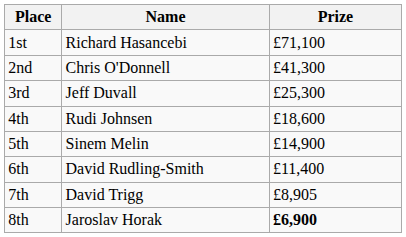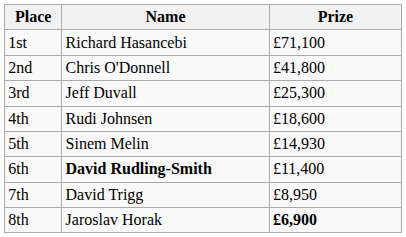(299, 67) £41,300 -> (299, 67) £41,800
(299, 144) £14,900 -> (299, 144) £14,930
(135, 169) normal -> (139, 169) bold
(295, 194) £8,905 -> (295, 194) £8,950
